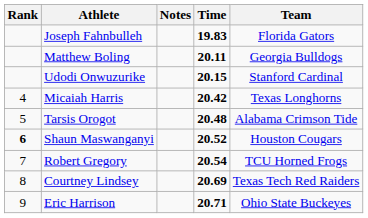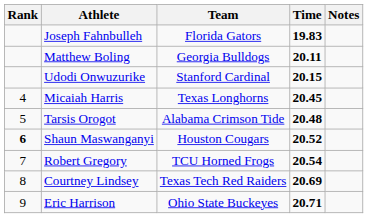columns swapped: (296, 14) <-> (176, 14)
(212, 98) 20.42 -> (307, 98) 20.45
